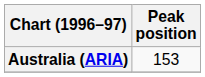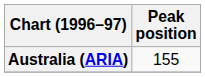(166, 59) 153 -> (166, 59) 155
